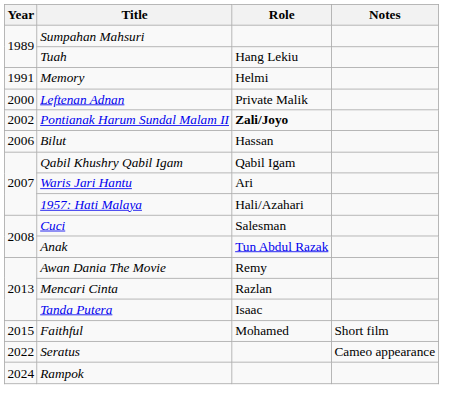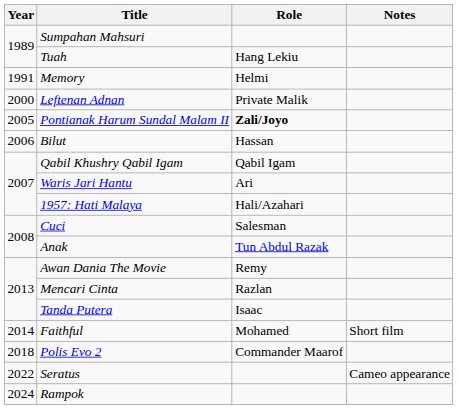(21, 120) 2002 -> (21, 120) 2005
(21, 330) 2015 -> (21, 330) 2014
+ row: (71, 352)
